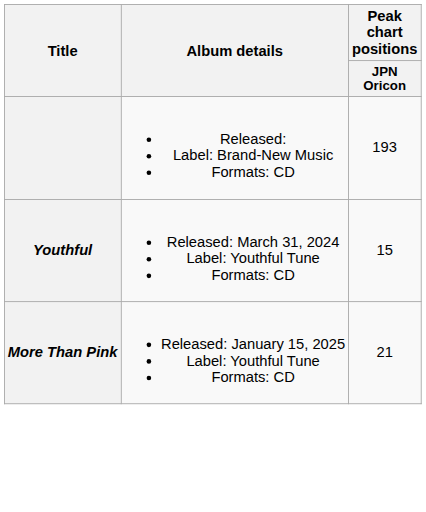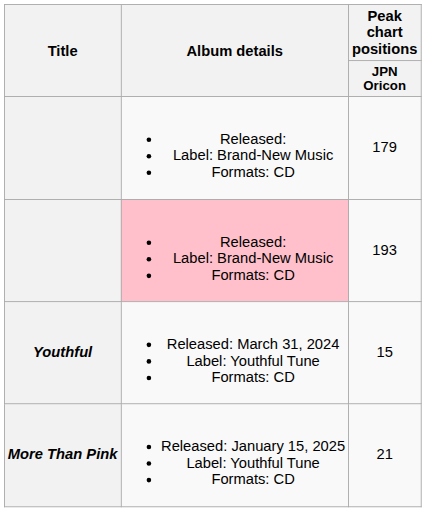+ row: (385, 147)
(235, 156) no background -> (235, 259) pink background
